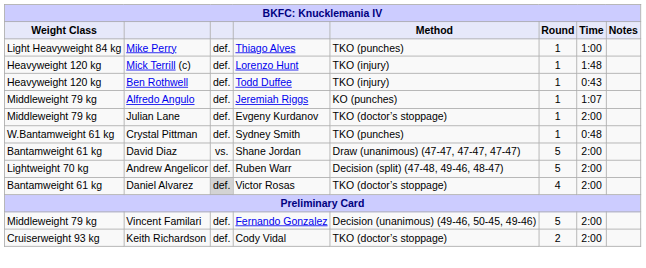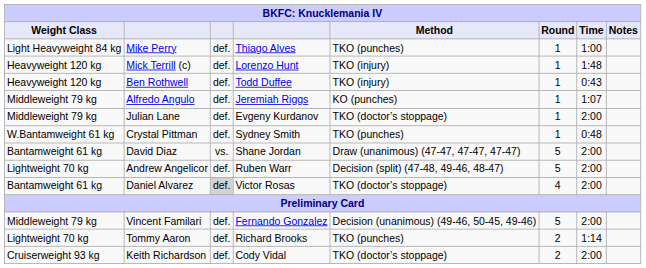+ row: (158, 238)
